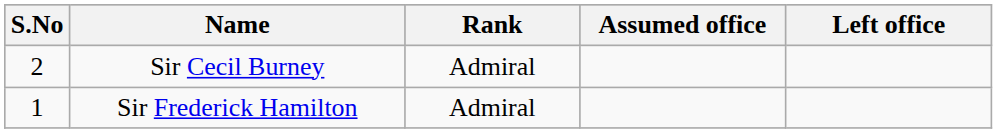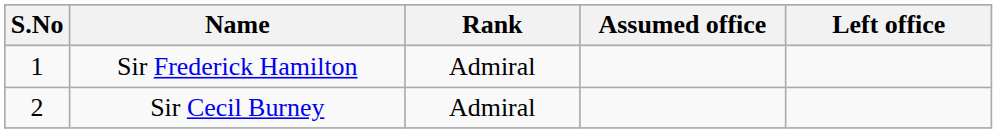rows swapped: (237, 107) <-> (237, 66)
